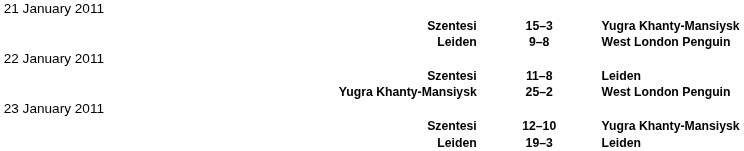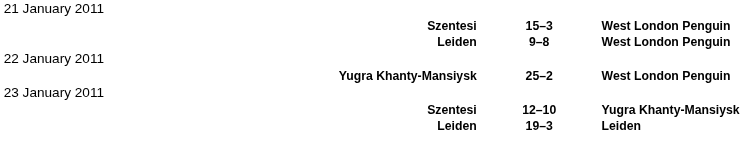(671, 26) Yugra Khanty-Mansiysk -> (666, 26) West London Penguin
- row: (452, 76)
